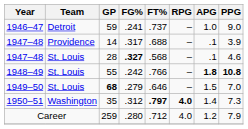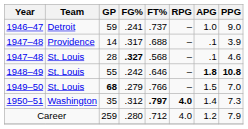(158, 72) .766 -> (158, 72) .646
(158, 87) .646 -> (158, 87) .766
